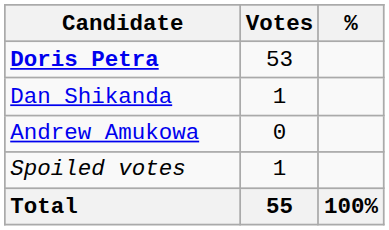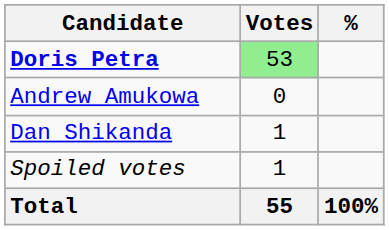(280, 60) no background -> (280, 60) lightgreen background
rows swapped: (91, 97) <-> (105, 133)
